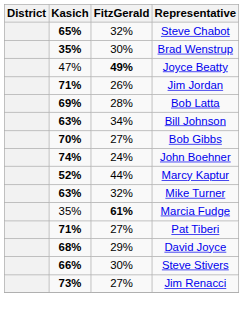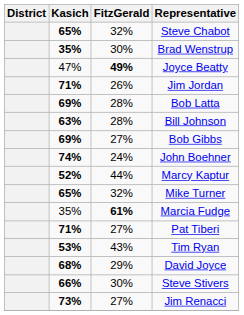(122, 121) 34% -> (122, 121) 28%
(70, 139) 70% -> (70, 139) 69%
(70, 193) 63% -> (70, 193) 65%
+ row: (195, 247)
